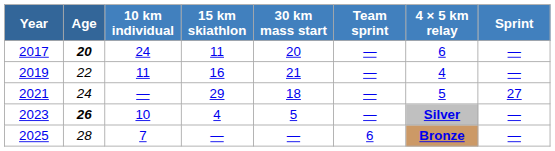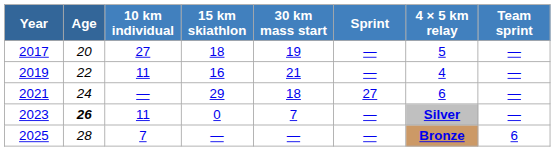columns swapped: (514, 23) <-> (370, 23)
(84, 51) bold -> (84, 51) normal
(143, 51) 24 -> (143, 51) 27
(217, 51) 11 -> (217, 51) 18
(293, 51) 20 -> (293, 51) 19
(442, 51) 6 -> (442, 51) 5
(442, 94) 5 -> (442, 94) 6
(143, 115) 10 -> (143, 115) 11
(217, 115) 4 -> (217, 115) 0
(293, 115) 5 -> (293, 115) 7
